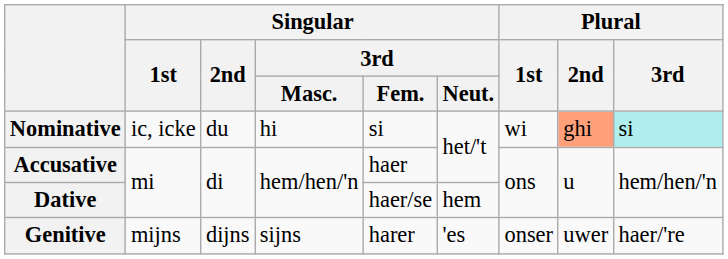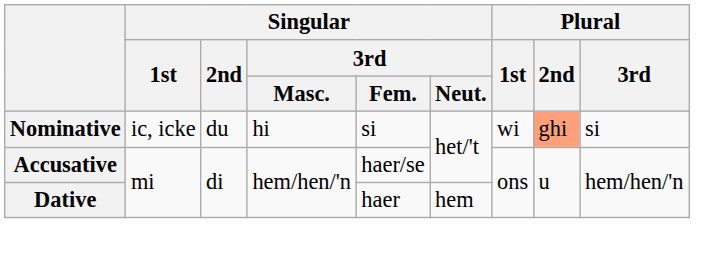(626, 128) paleturquoise background -> (592, 128) no background
(388, 164) haer -> (393, 164) haer/se
(400, 199) haer/se -> (381, 199) haer
- row: (65, 235)
